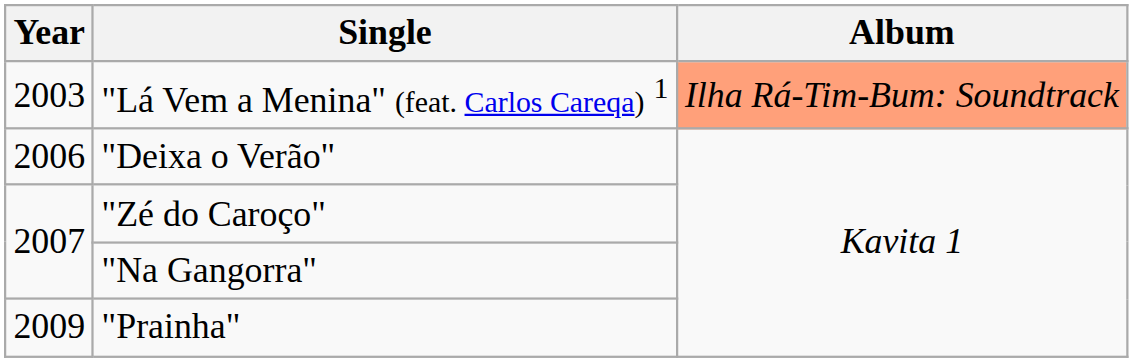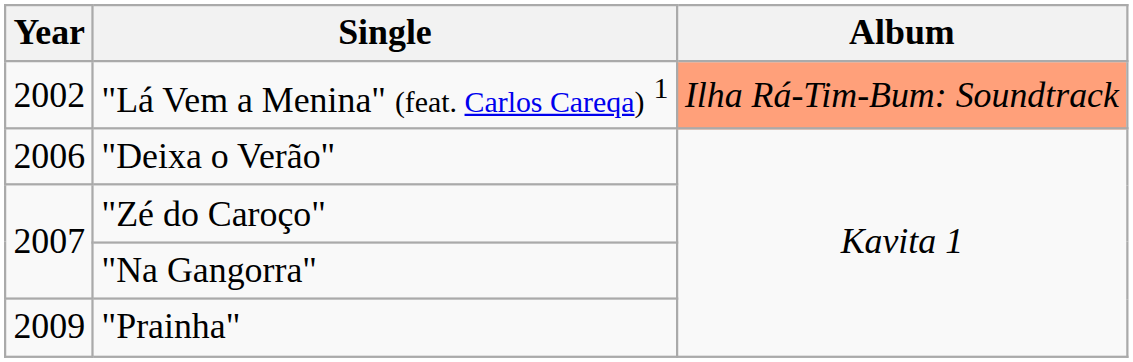(49, 94) 2003 -> (49, 94) 2002
